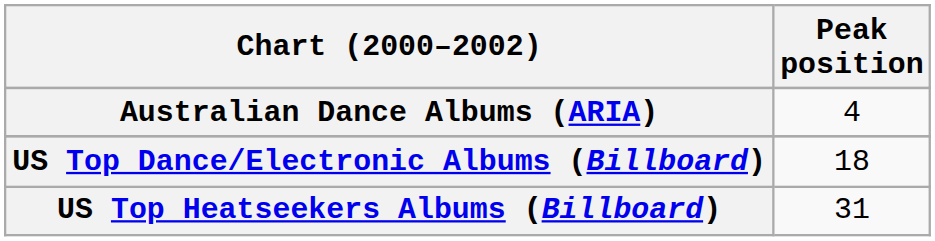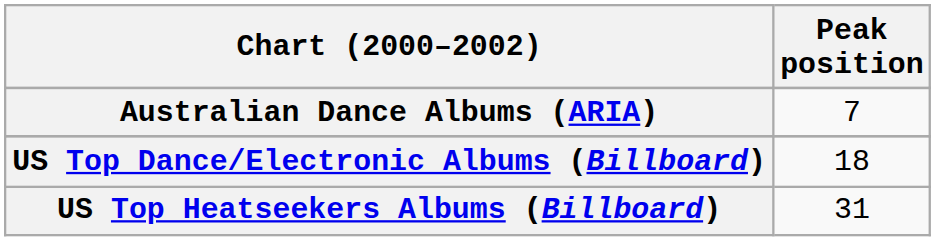(852, 113) 4 -> (852, 113) 7
